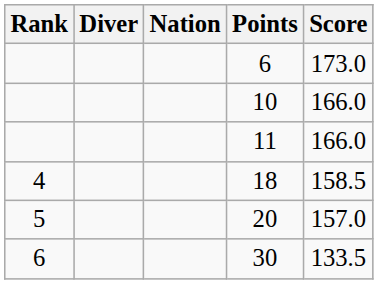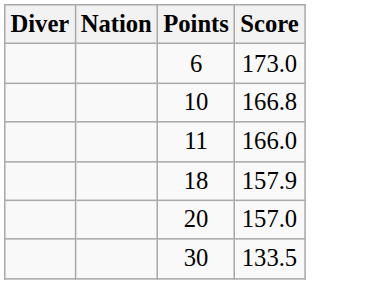- column: (39, 24)
(338, 102) 166.0 -> (269, 102) 166.8
(338, 180) 158.5 -> (269, 180) 157.9
